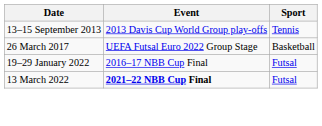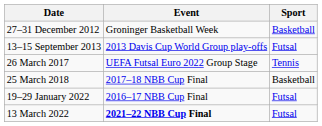+ row: (53, 29)
(285, 29) Tennis -> (284, 46) Futsal
(293, 46) Basketball -> (285, 63) Tennis
+ row: (38, 80)
